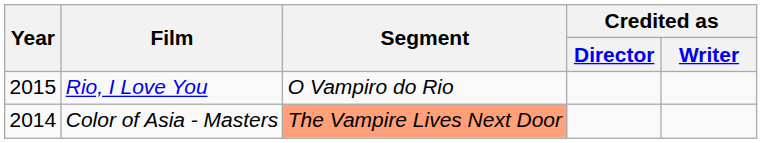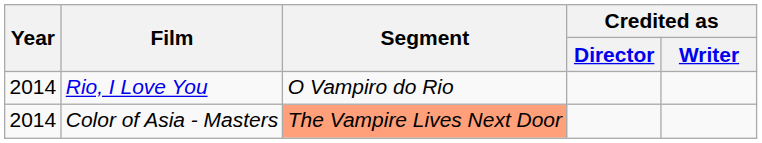(33, 87) 2015 -> (33, 87) 2014
